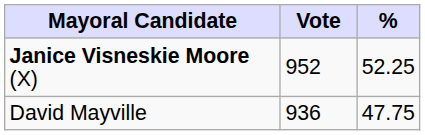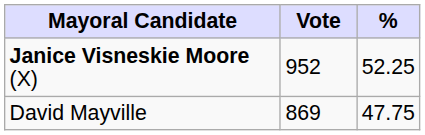(303, 112) 936 -> (303, 112) 869
